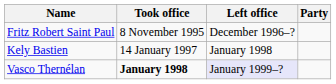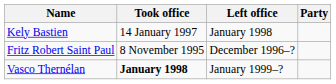rows swapped: (61, 32) <-> (37, 50)
(246, 69) lavender background -> (246, 69) no background
